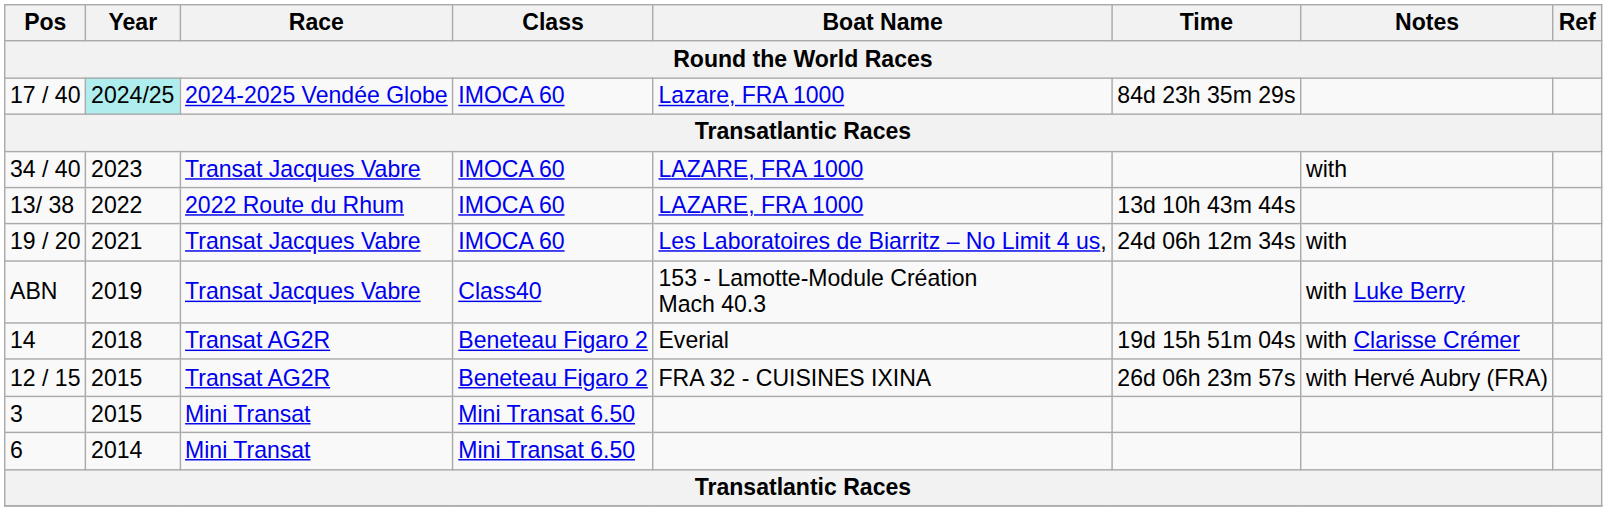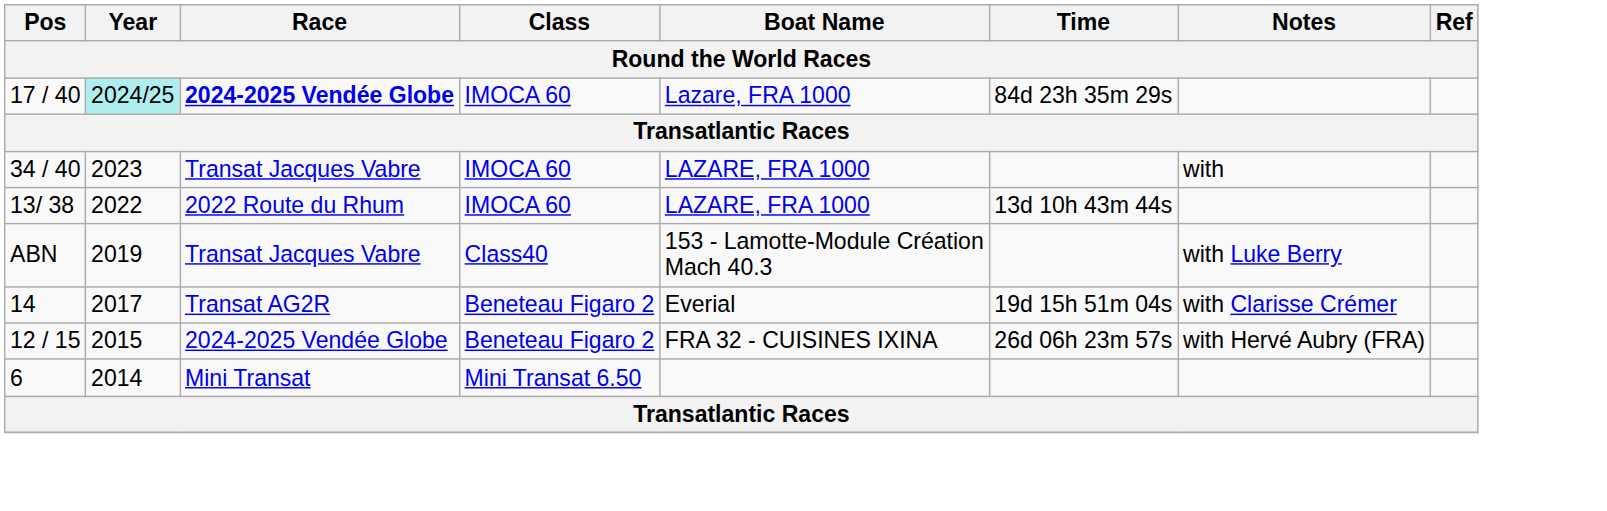(316, 95) normal -> (320, 95) bold
- row: (45, 242)
(117, 341) 2018 -> (117, 304) 2017
(258, 377) Transat AG2R -> (316, 341) 2024-2025 Vendée Globe
- row: (16, 414)
